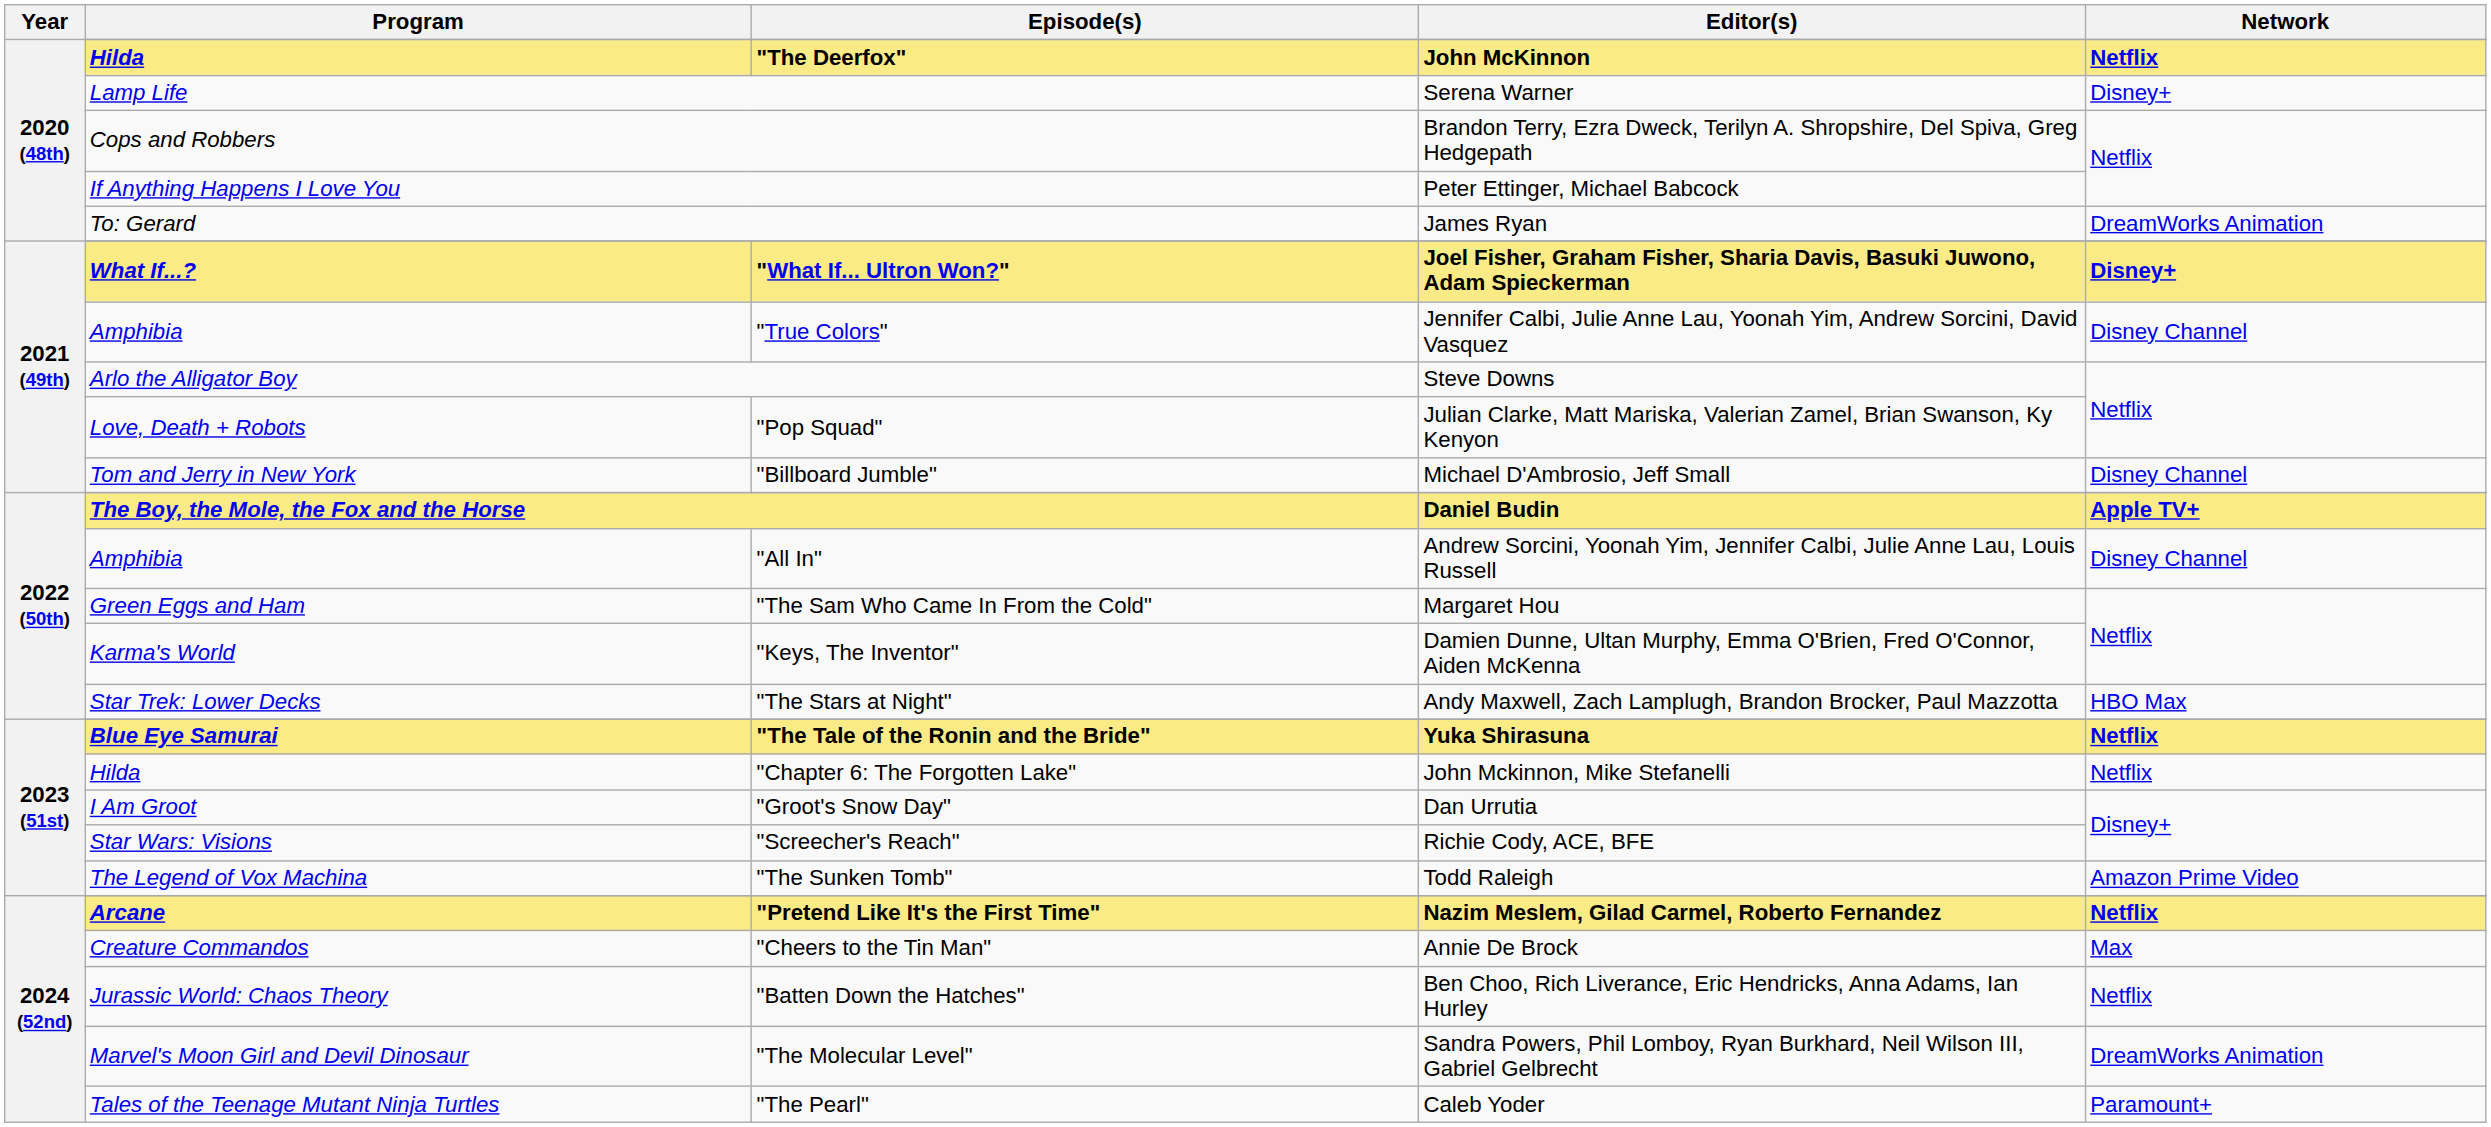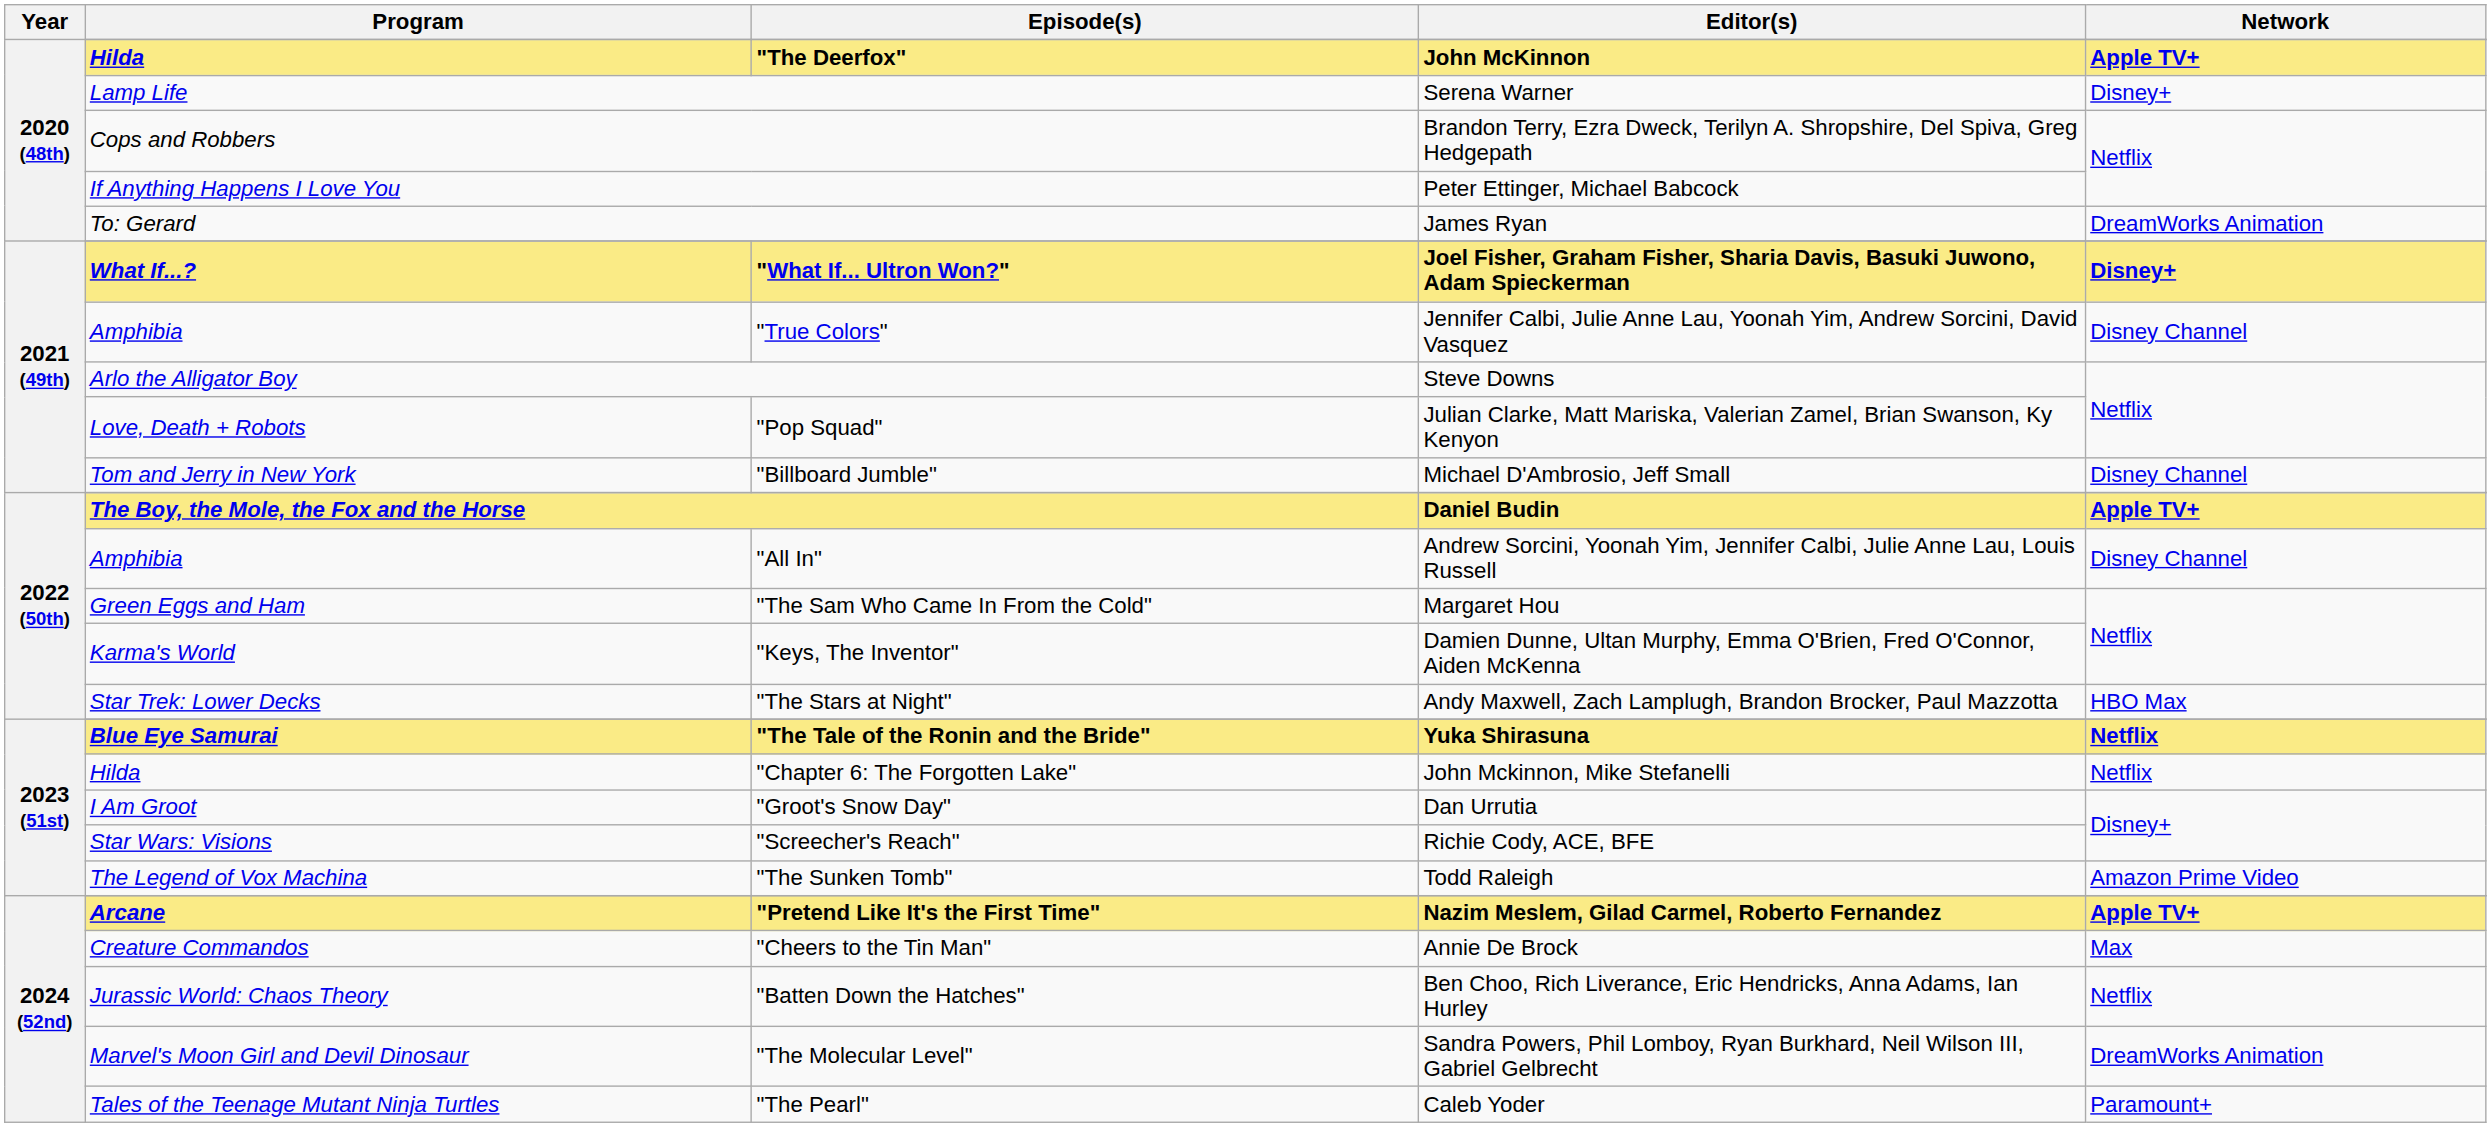(2124, 57) Netflix -> (2145, 57) Apple TV+
(2124, 912) Netflix -> (2145, 912) Apple TV+
